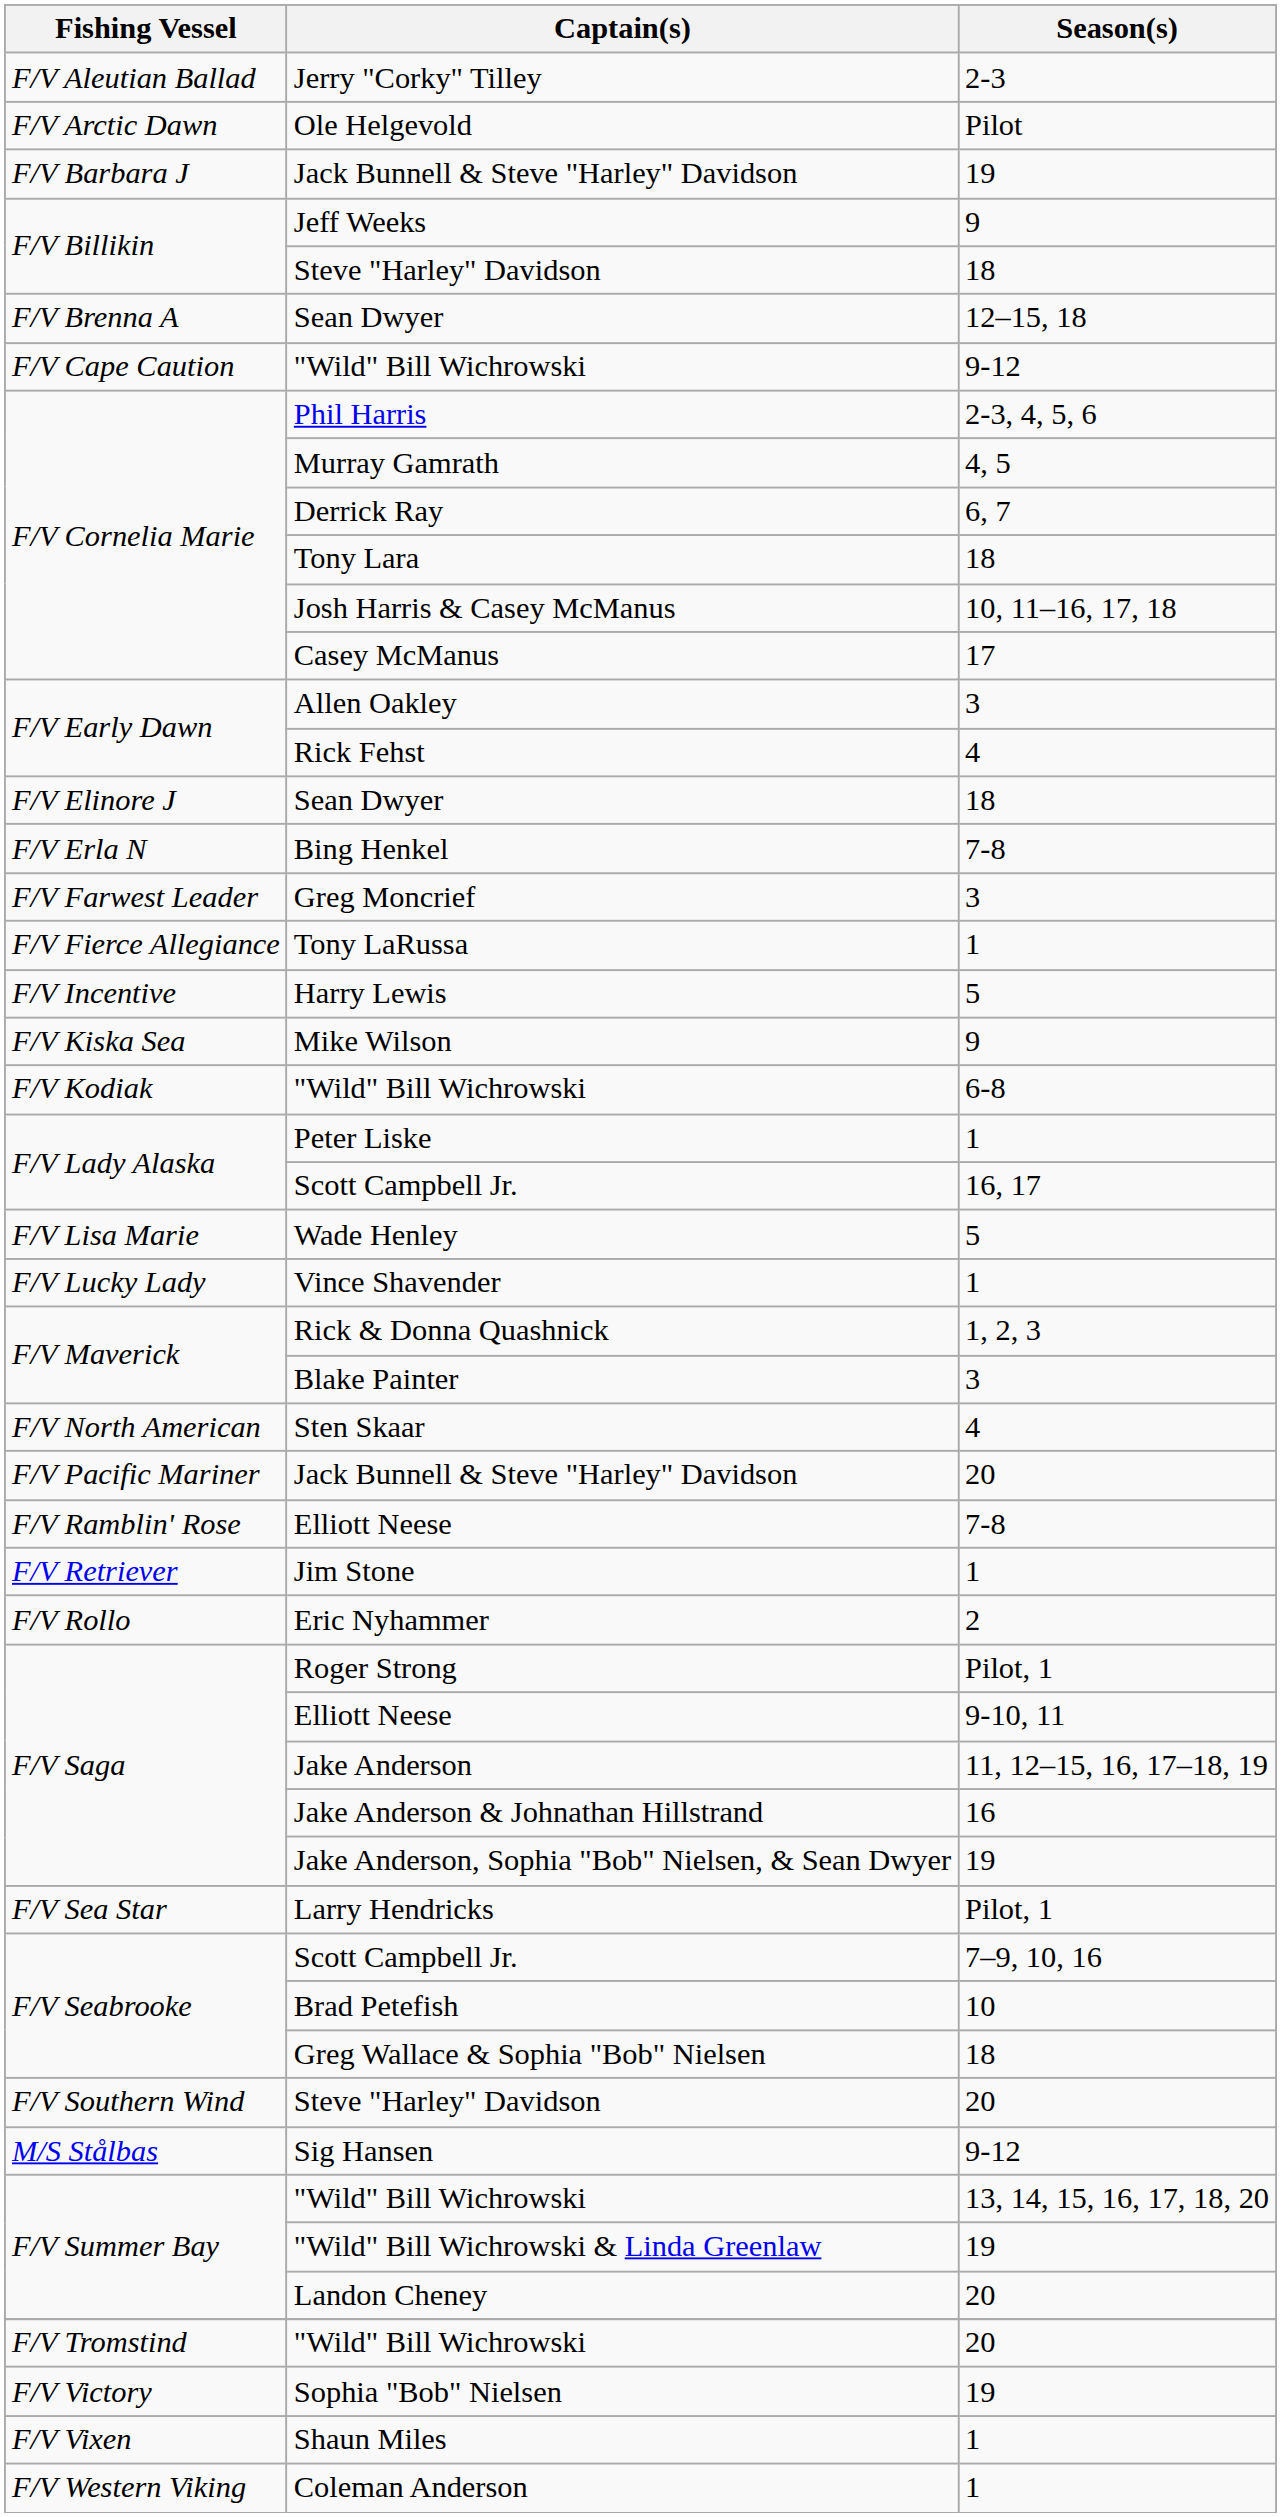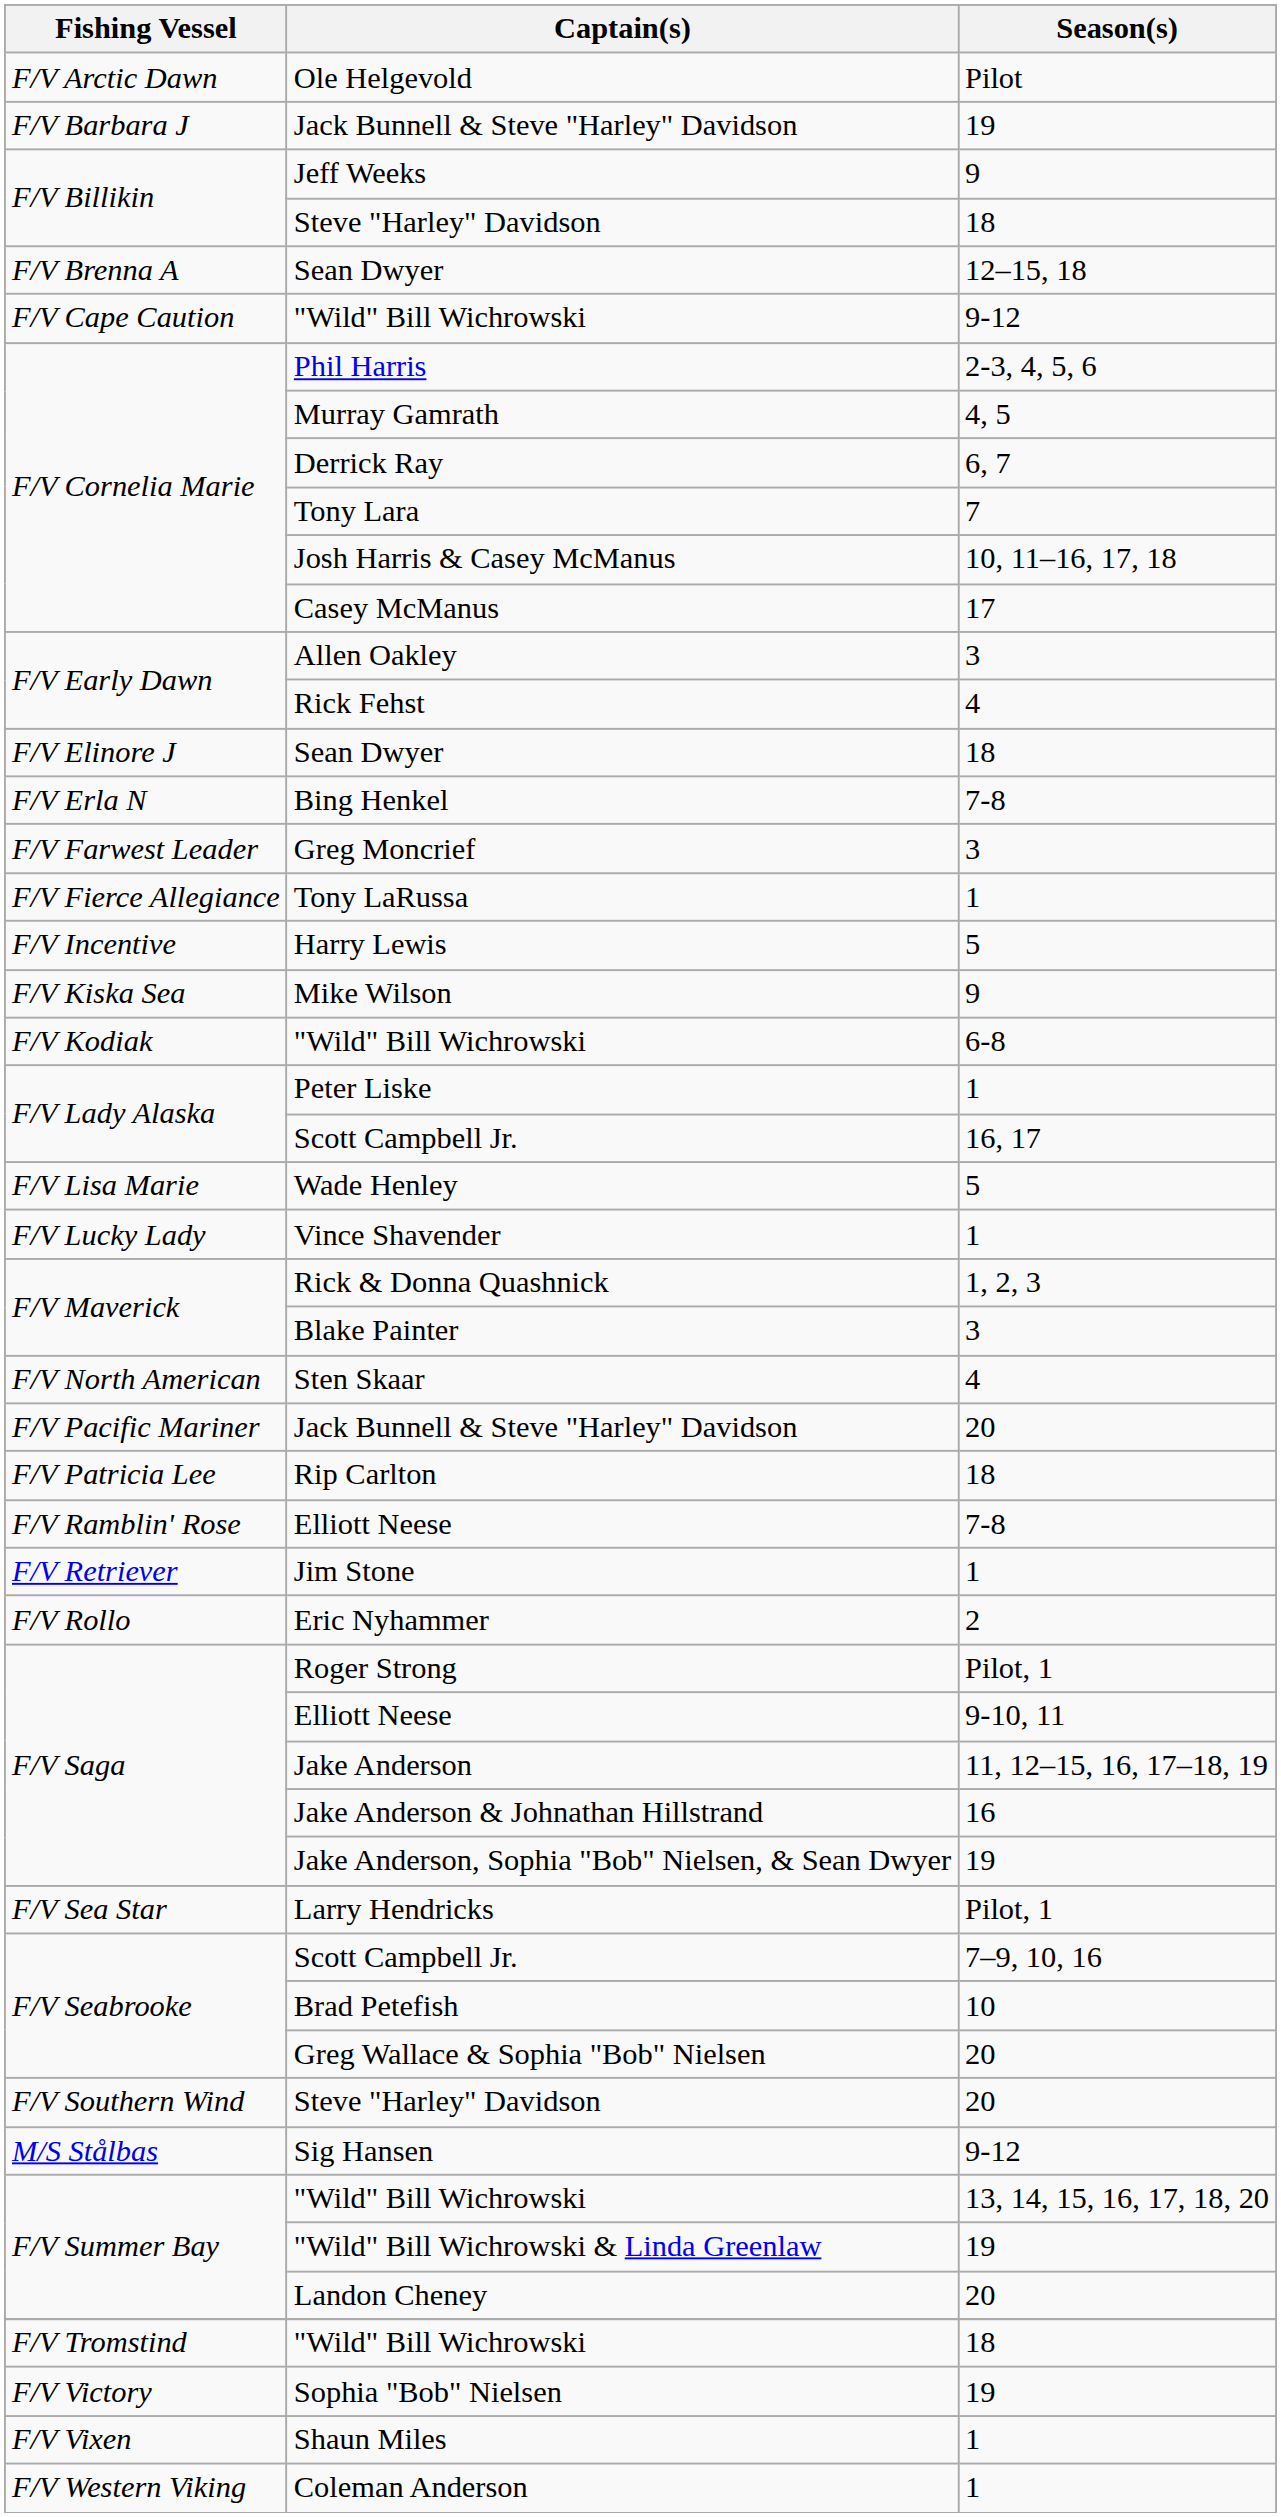- row: (134, 76)
(980, 558) 18 -> (973, 510) 7
+ row: (114, 1474)
(980, 2053) 18 -> (980, 2053) 20
(980, 2342) 20 -> (980, 2342) 18
